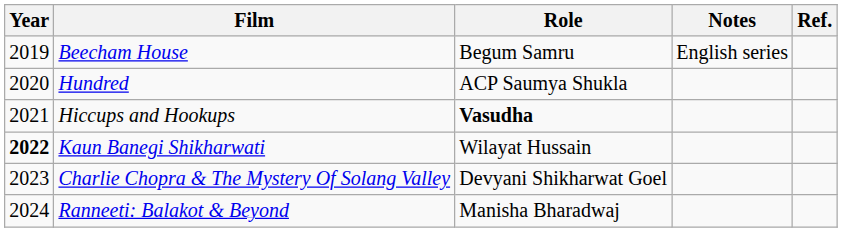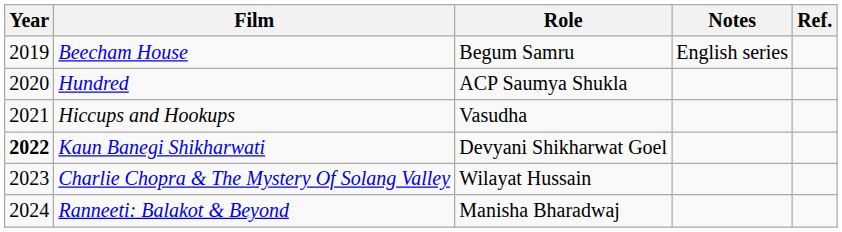(496, 115) bold -> (493, 115) normal
(525, 147) Wilayat Hussain -> (563, 147) Devyani Shikharwat Goel
(563, 178) Devyani Shikharwat Goel -> (525, 178) Wilayat Hussain
